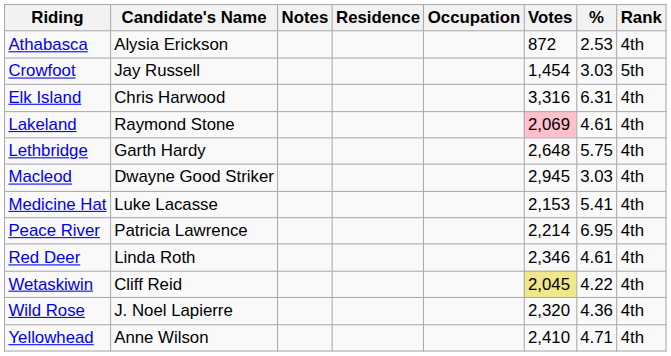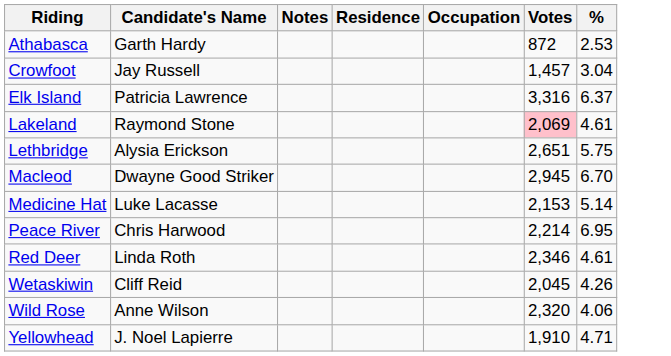- column: (641, 17)
(171, 44) Alysia Erickson -> (160, 44) Garth Hardy
(549, 71) 1,454 -> (549, 71) 1,457
(597, 71) 3.03 -> (597, 71) 3.04
(170, 97) Chris Harwood -> (181, 97) Patricia Lawrence
(597, 97) 6.31 -> (597, 97) 6.37
(160, 151) Garth Hardy -> (171, 151) Alysia Erickson
(549, 151) 2,648 -> (549, 151) 2,651
(597, 177) 3.03 -> (597, 177) 6.70
(597, 204) 5.41 -> (597, 204) 5.14
(181, 230) Patricia Lawrence -> (170, 230) Chris Harwood
(549, 284) khaki background -> (549, 284) no background
(597, 284) 4.22 -> (597, 284) 4.26
(173, 310) J. Noel Lapierre -> (161, 310) Anne Wilson
(597, 310) 4.36 -> (597, 310) 4.06
(161, 337) Anne Wilson -> (173, 337) J. Noel Lapierre
(549, 337) 2,410 -> (549, 337) 1,910
